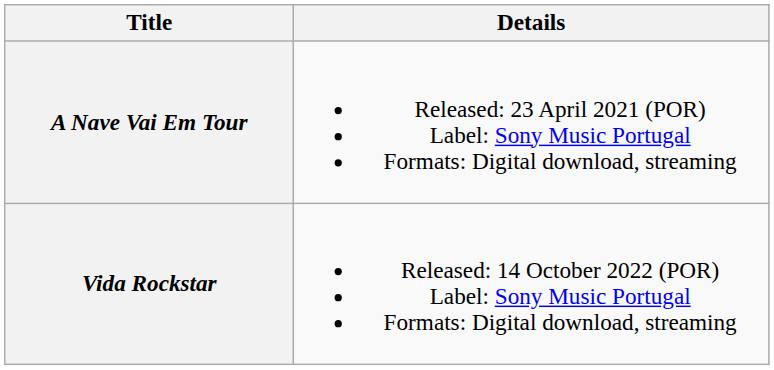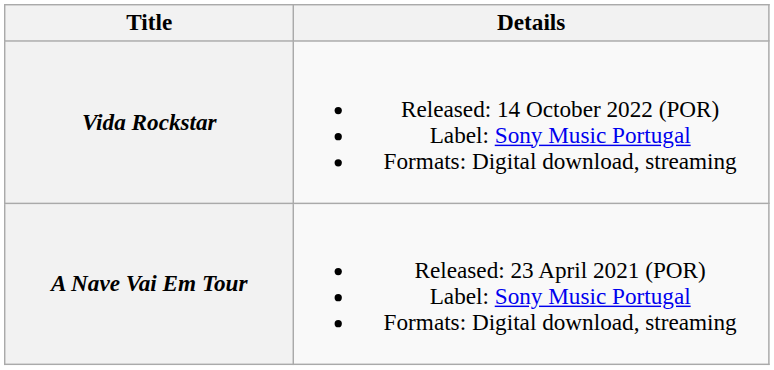rows swapped: (149, 122) <-> (149, 283)
